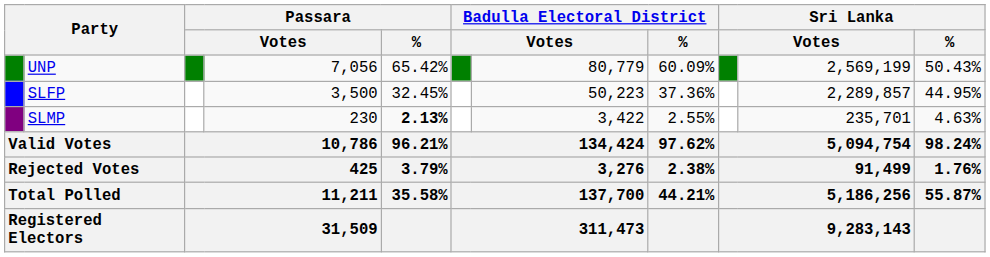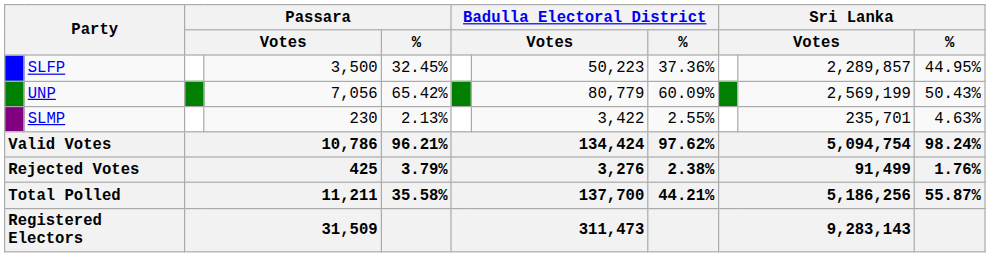rows swapped: (42, 68) <-> (46, 94)
(424, 119) bold -> (424, 119) normal
